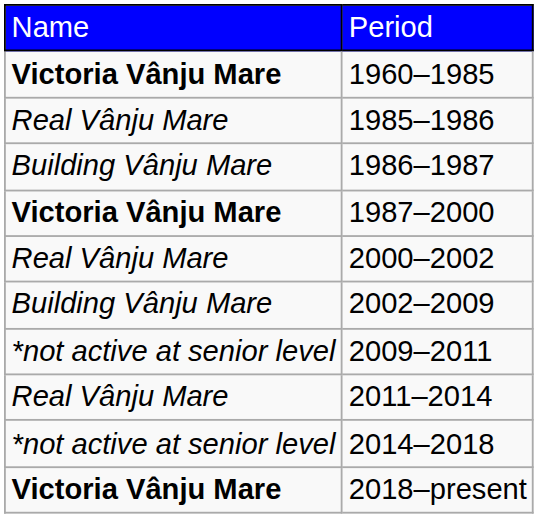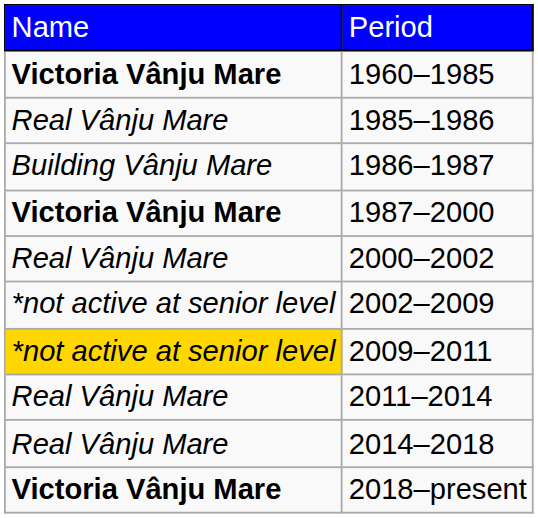(142, 304) Building Vânju Mare -> (173, 304) *not active at senior level
(173, 350) no background -> (173, 350) gold background
(173, 443) *not active at senior level -> (120, 443) Real Vânju Mare
